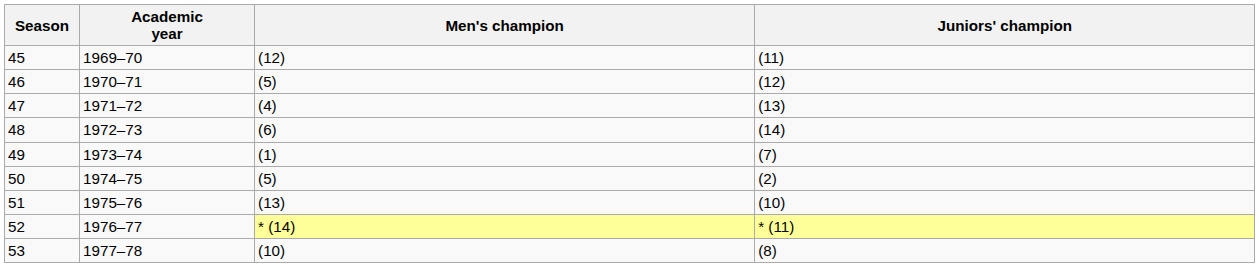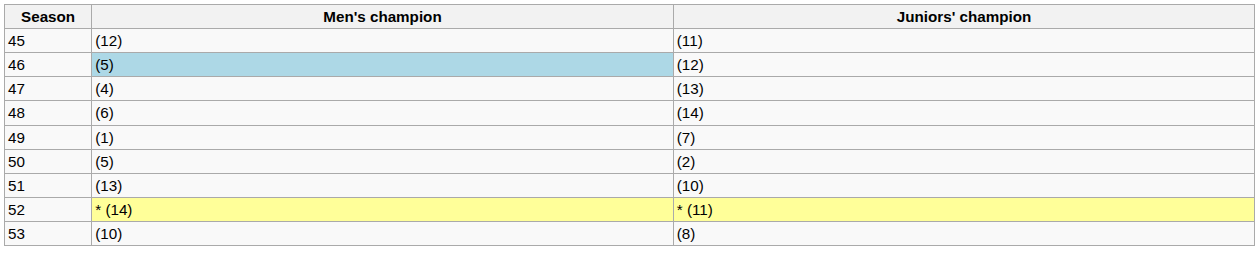- column: (167, 25)
(267, 82) no background -> (105, 65) lightblue background
